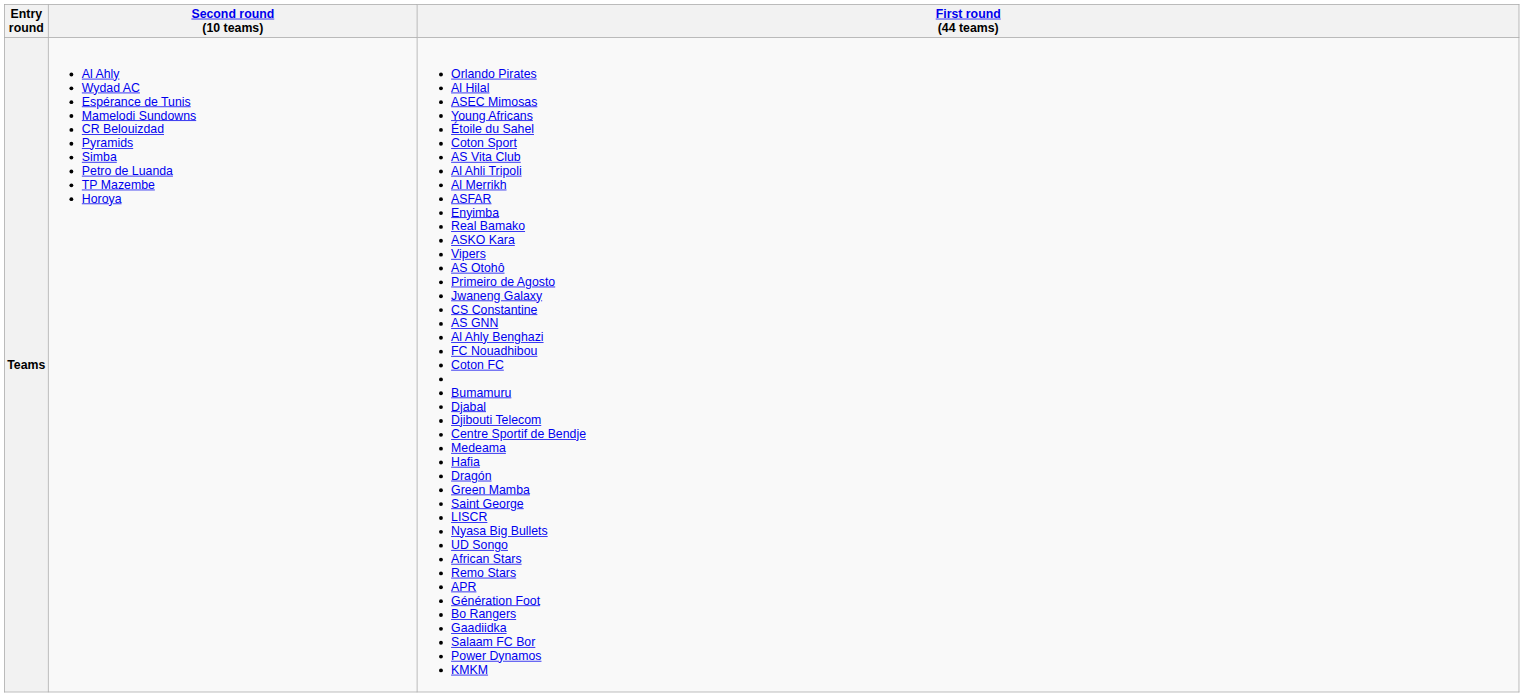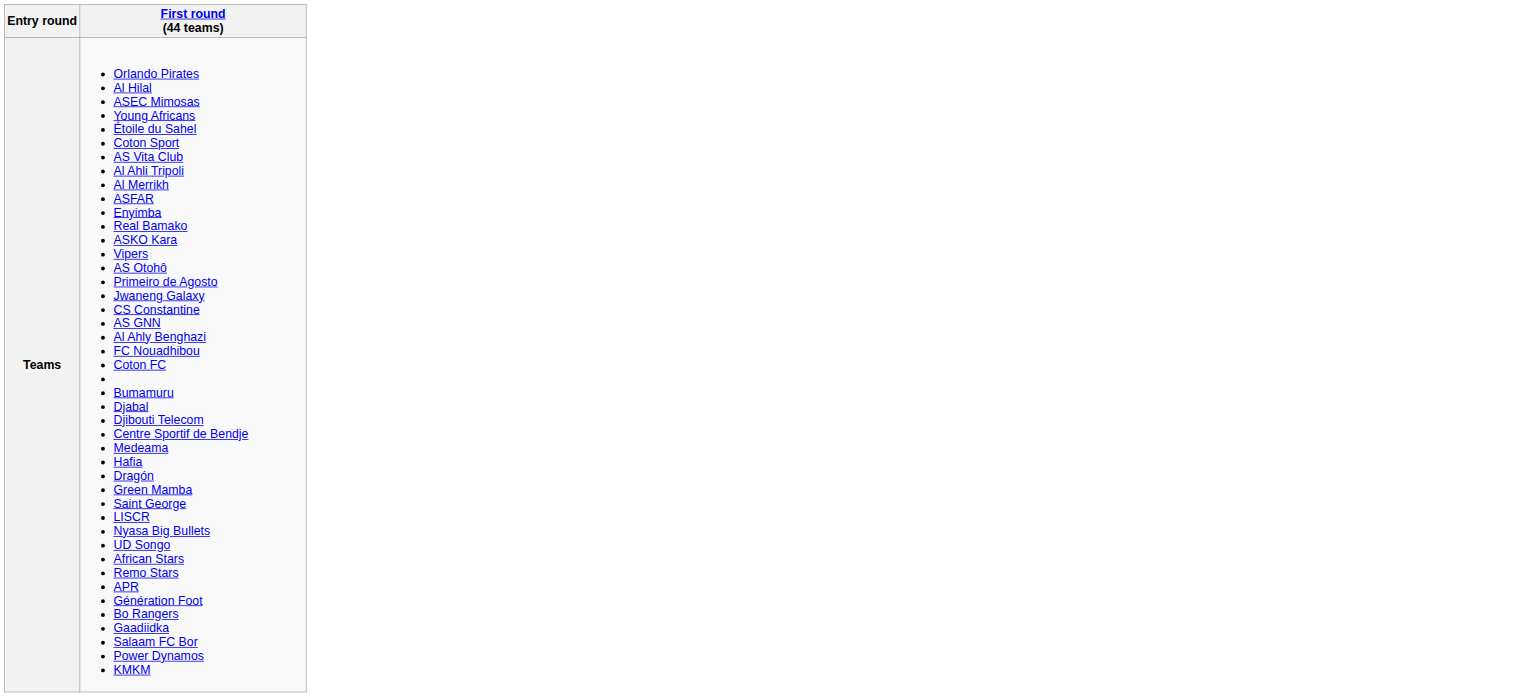- column: (233, 21)
